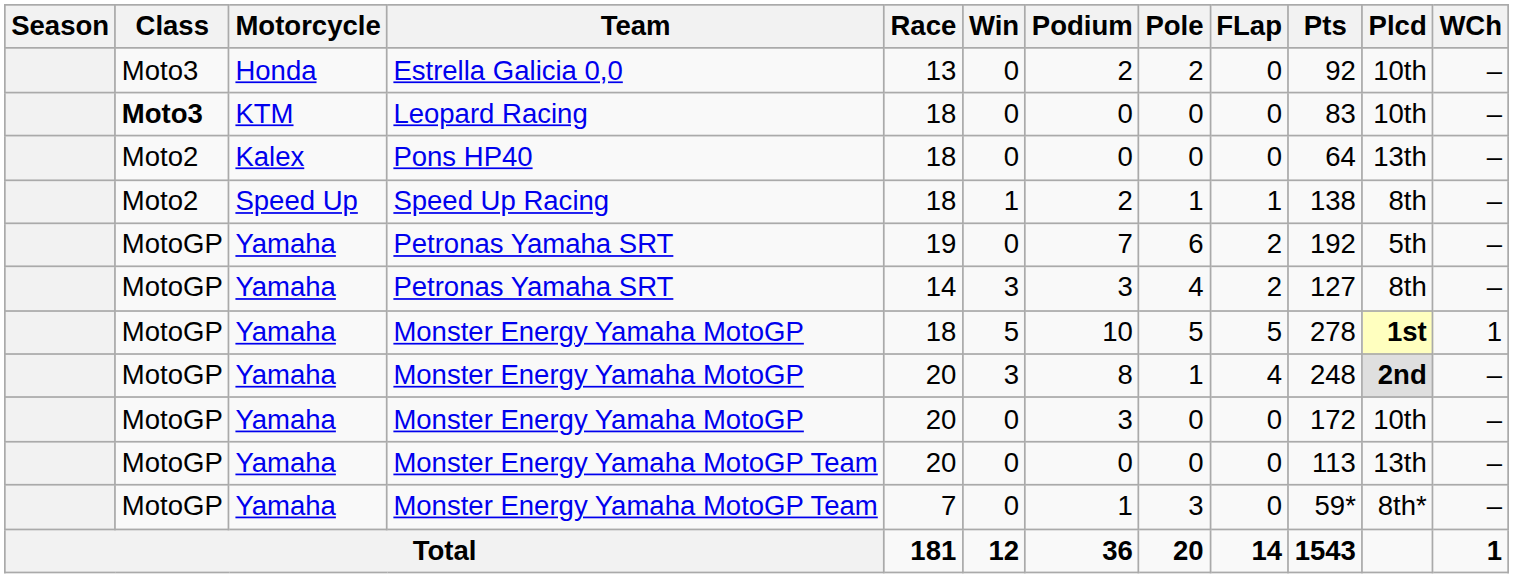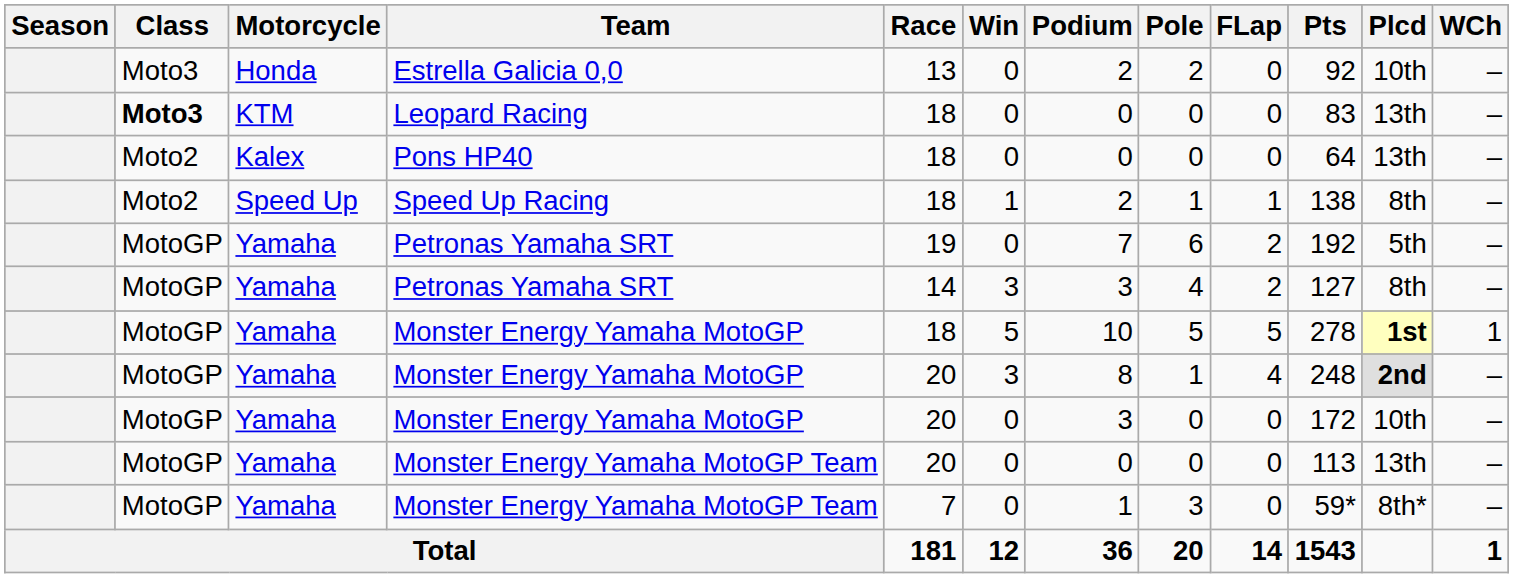(1400, 113) 10th -> (1400, 113) 13th
